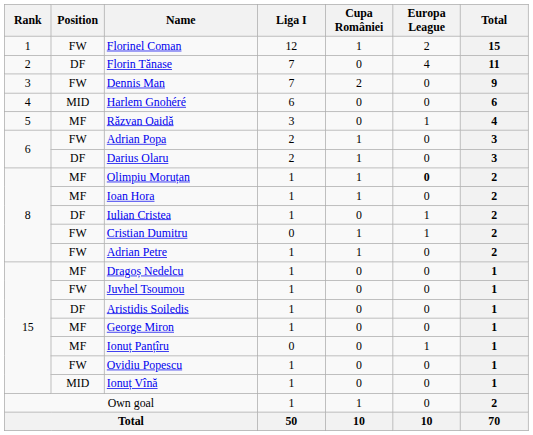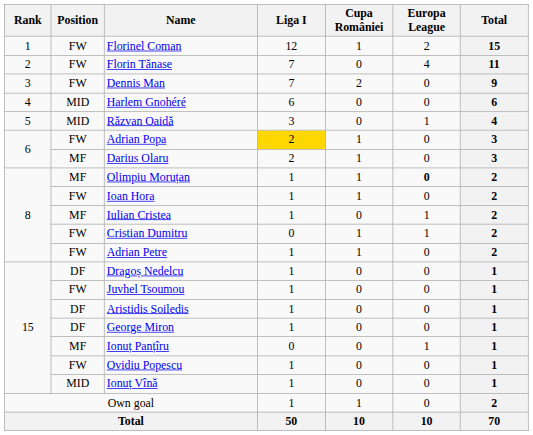(78, 64) DF -> (78, 64) FW
(78, 121) MF -> (78, 121) MID
(291, 139) no background -> (291, 139) gold background
(78, 158) DF -> (78, 158) MF
(78, 196) MF -> (78, 196) FW
(78, 214) DF -> (78, 214) MF
(78, 271) MF -> (78, 271) DF
(78, 327) MF -> (78, 327) DF
